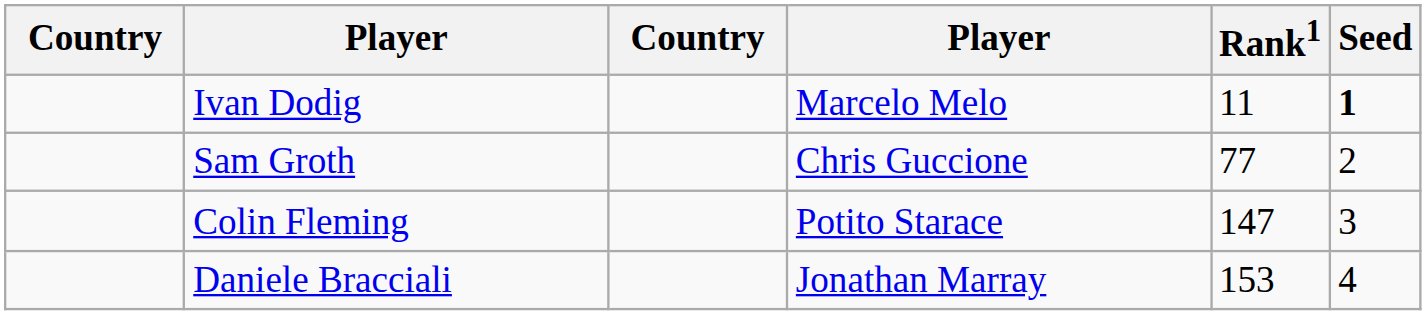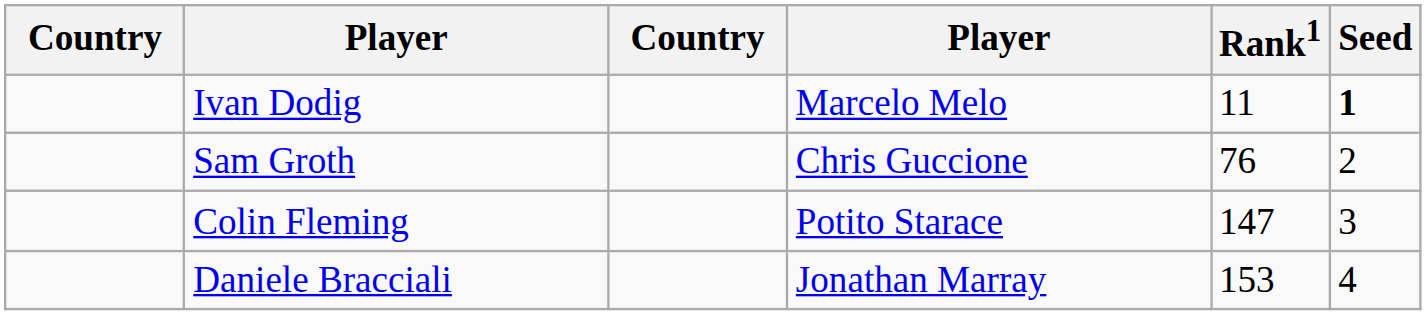(1238, 161) 77 -> (1238, 161) 76
